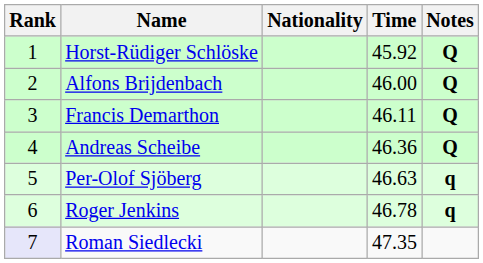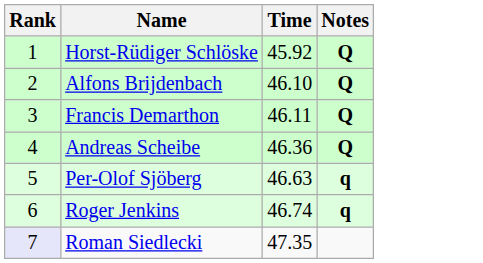- column: (315, 20)
(394, 83) 46.00 -> (290, 83) 46.10
(394, 210) 46.78 -> (290, 210) 46.74
